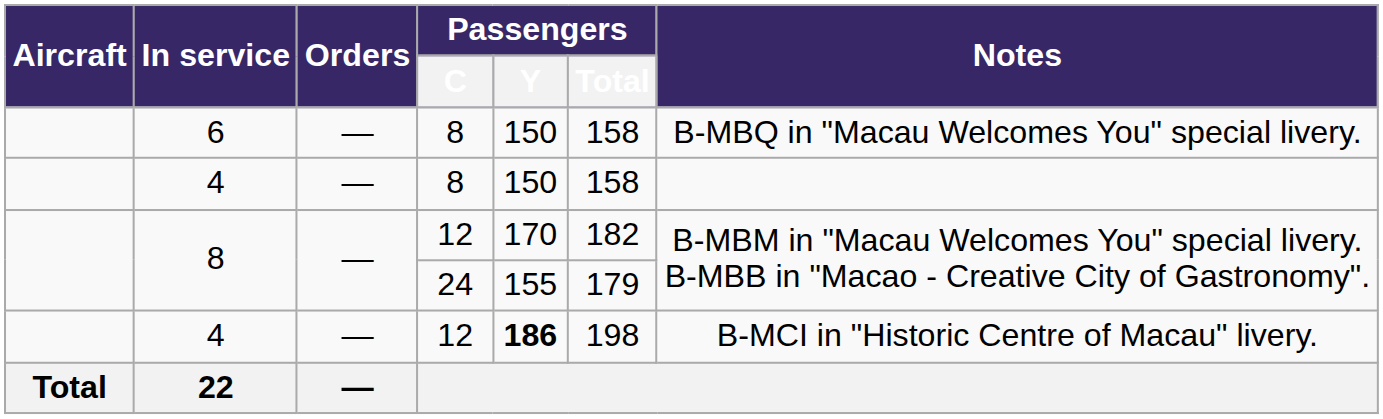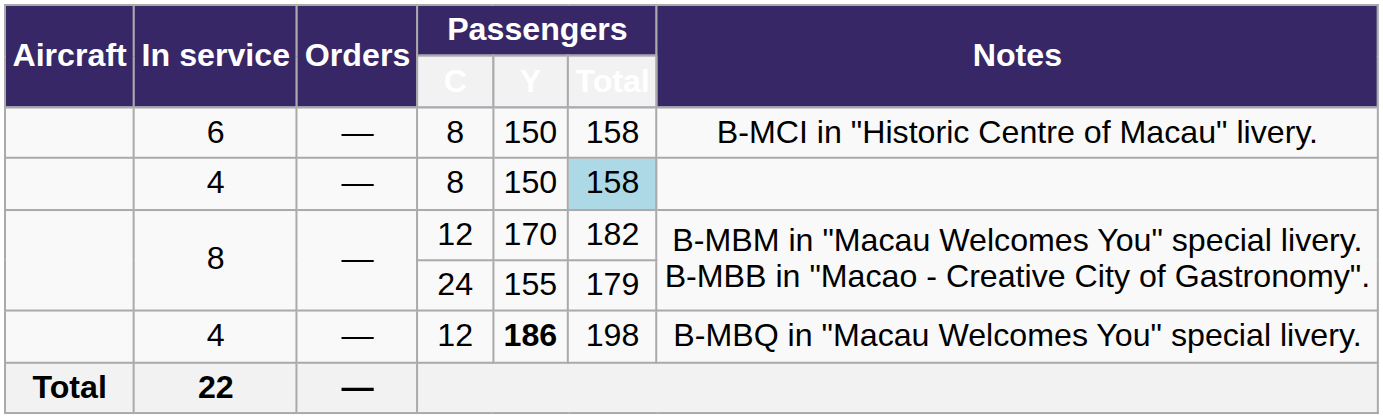(1017, 132) B-MBQ in "Macau Welcomes You" special livery. -> (1017, 132) B-MCI in "Historic Centre of Macau" livery.
(613, 183) no background -> (613, 183) lightblue background
(1017, 336) B-MCI in "Historic Centre of Macau" livery. -> (1017, 336) B-MBQ in "Macau Welcomes You" special livery.
